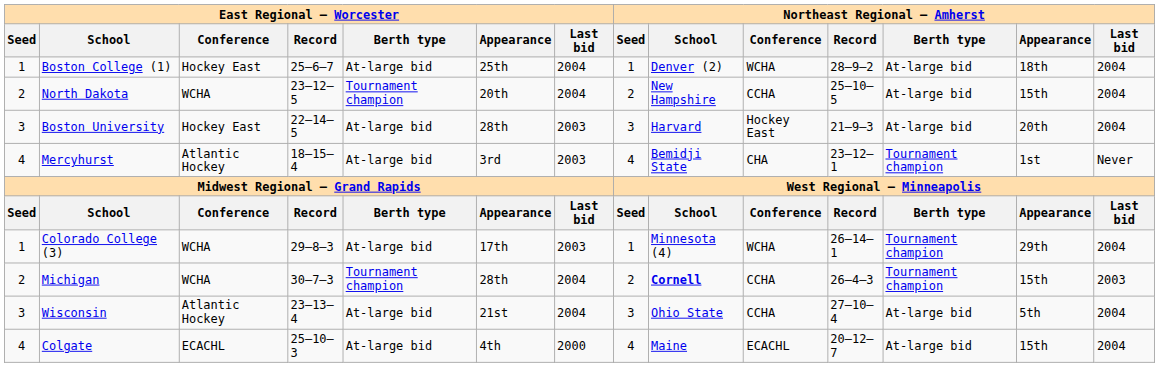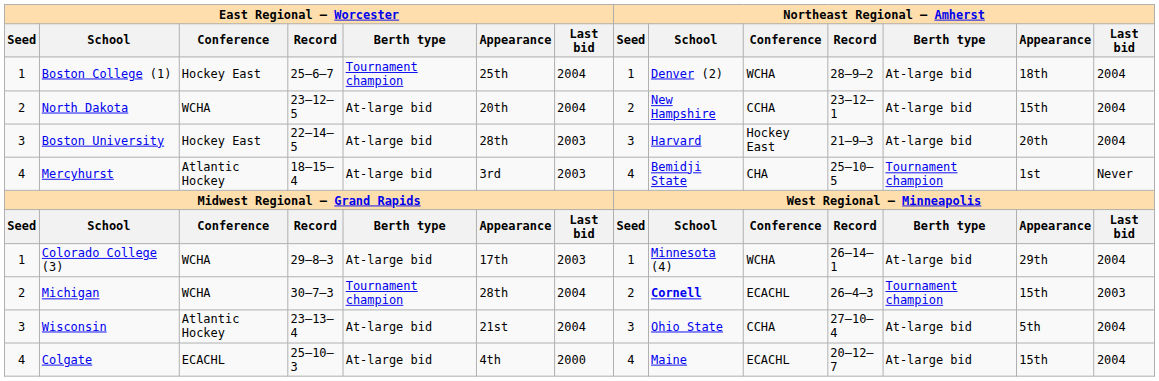(389, 67) At-large bid -> (382, 74) Tournament champion
(382, 93) Tournament champion -> (389, 107) At-large bid
(852, 93) 25–10–5 -> (852, 107) 23–12–1
(852, 160) 23–12–1 -> (852, 174) 25–10–5
(921, 246) Tournament champion -> (929, 260) At-large bid
(761, 279) CCHA -> (768, 293) ECACHL
